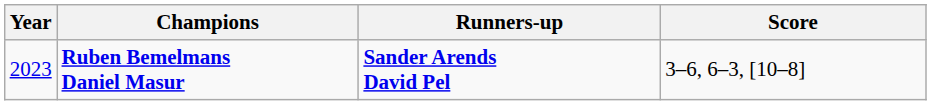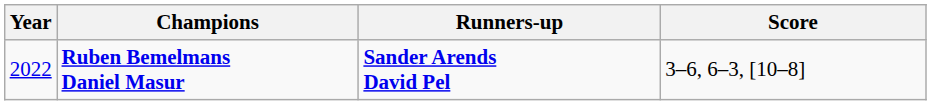(31, 69) 2023 -> (31, 69) 2022
